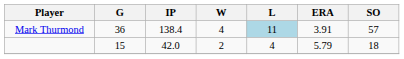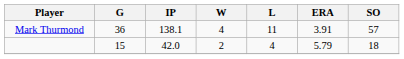(171, 29) 138.4 -> (171, 29) 138.1
(272, 29) lightblue background -> (272, 29) no background
